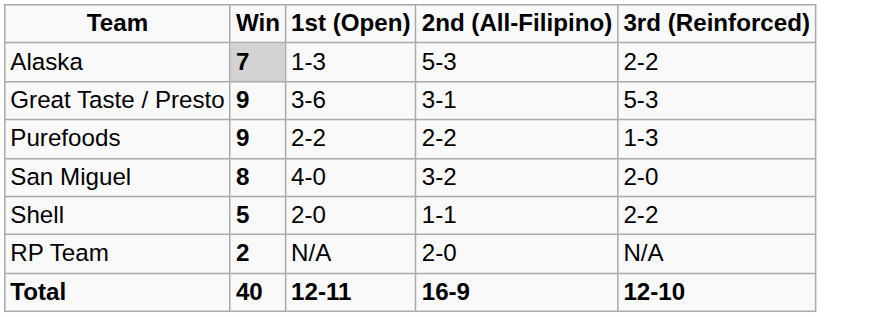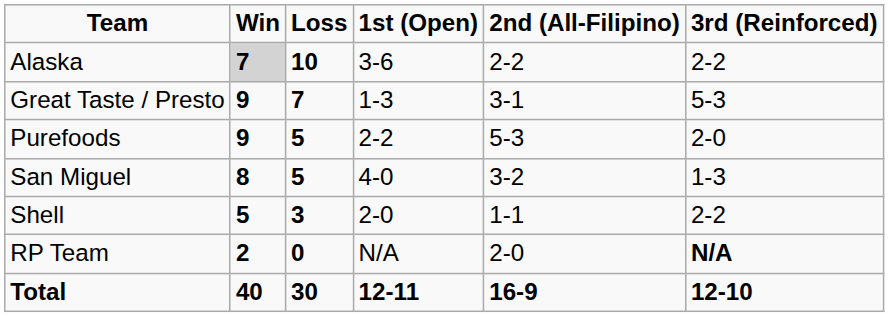+ column: (319, 23)
(309, 61) 1-3 -> (376, 61) 3-6
(439, 61) 5-3 -> (507, 61) 2-2
(309, 100) 3-6 -> (376, 100) 1-3
(439, 138) 2-2 -> (507, 138) 5-3
(641, 138) 1-3 -> (708, 138) 2-0
(641, 176) 2-0 -> (708, 176) 1-3
(644, 253) normal -> (712, 253) bold
